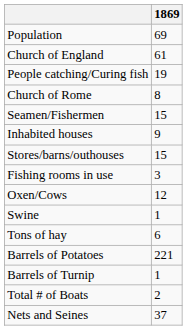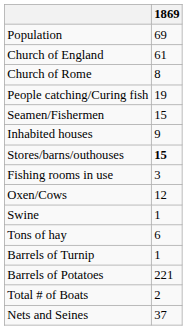rows swapped: (49, 94) <-> (78, 74)
(161, 154) normal -> (161, 154) bold
rows swapped: (55, 255) <-> (51, 275)
